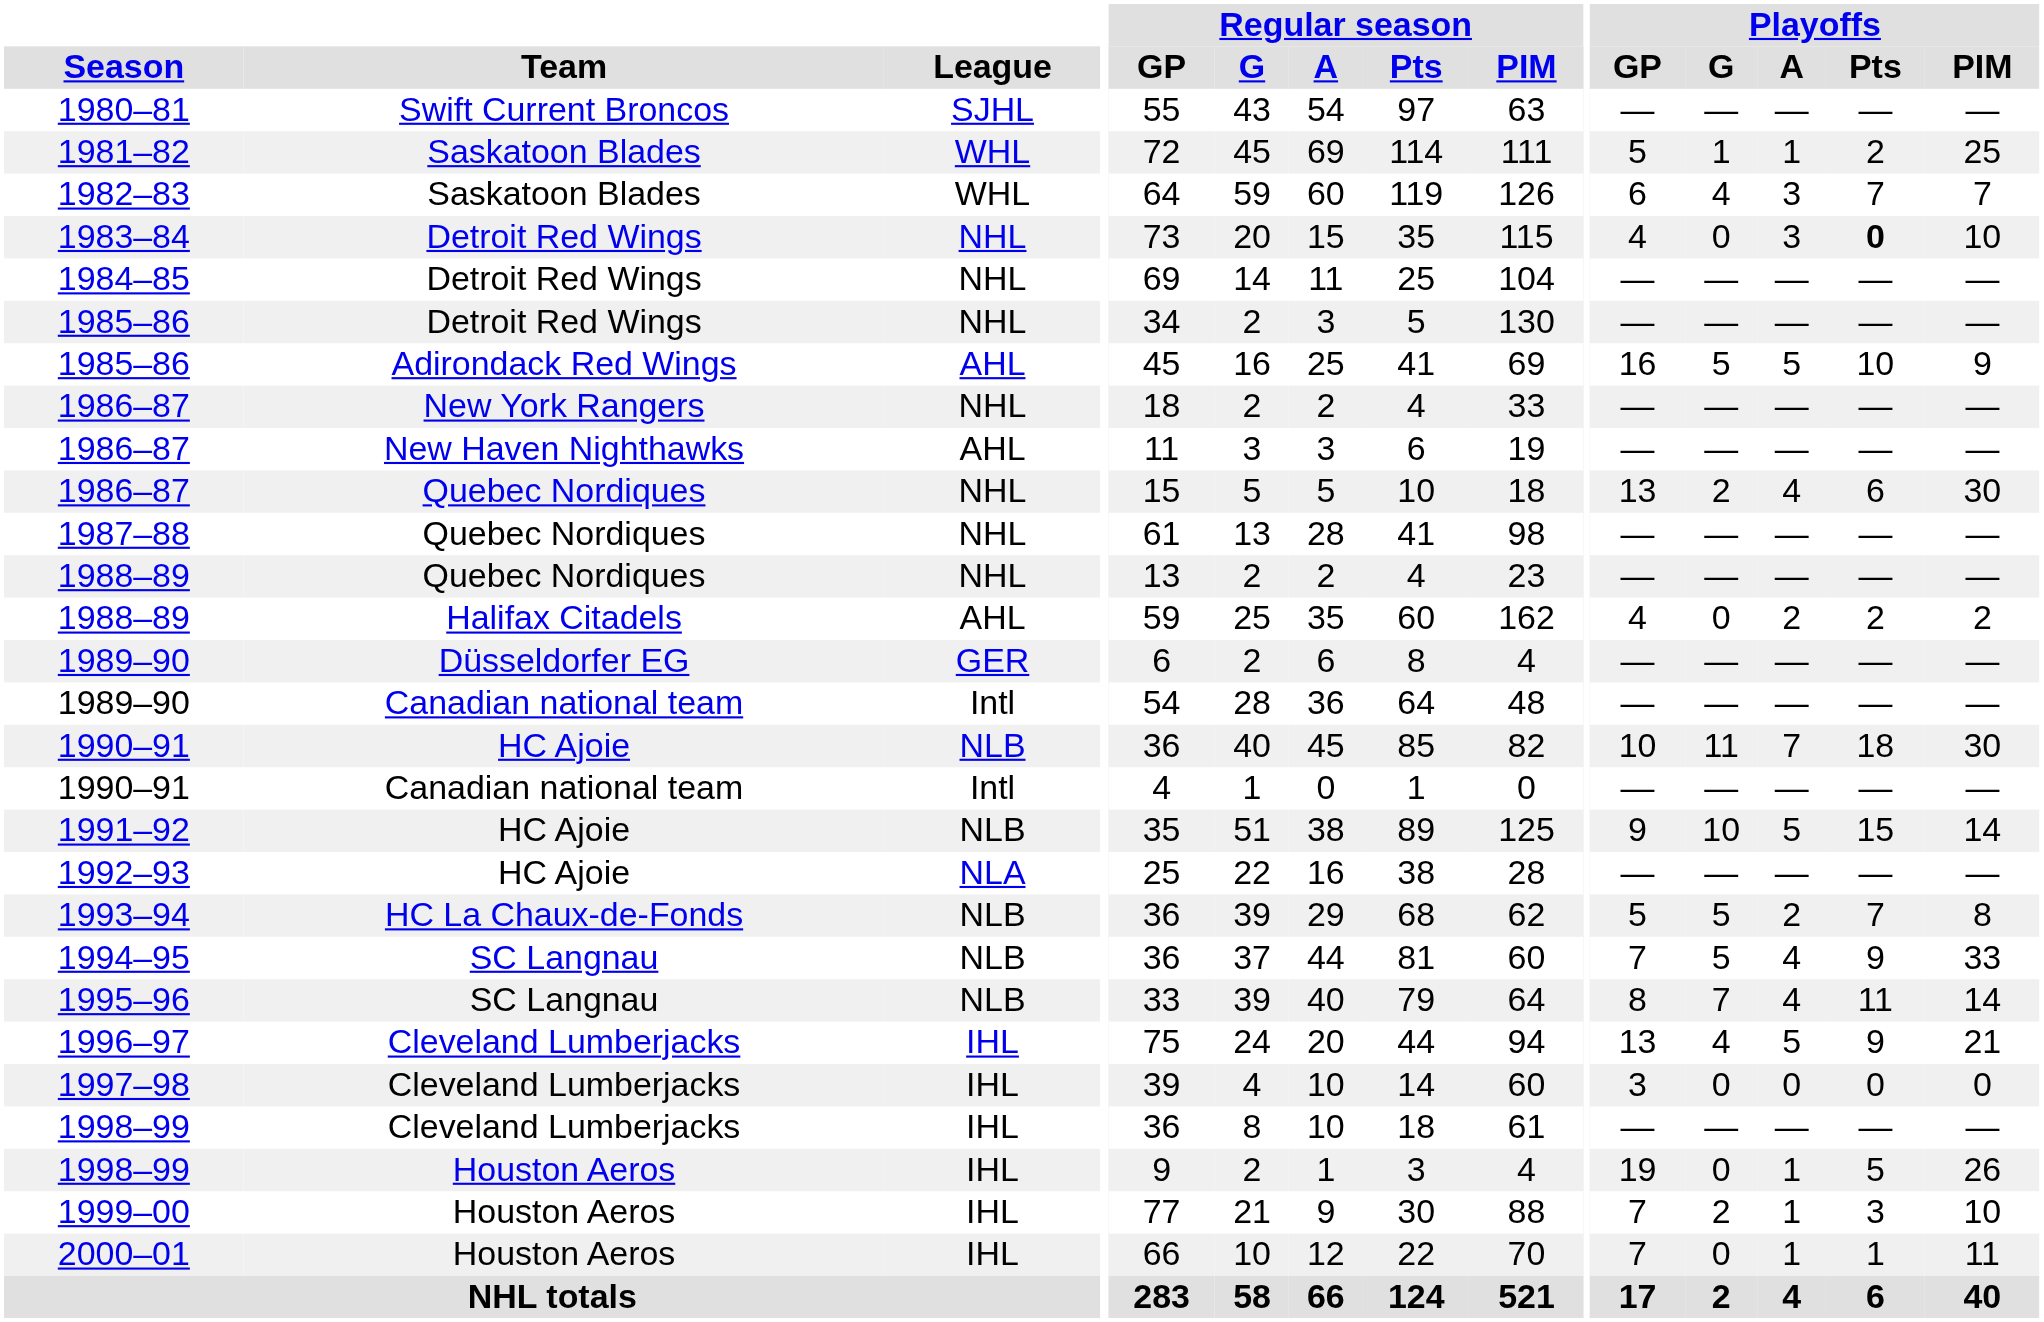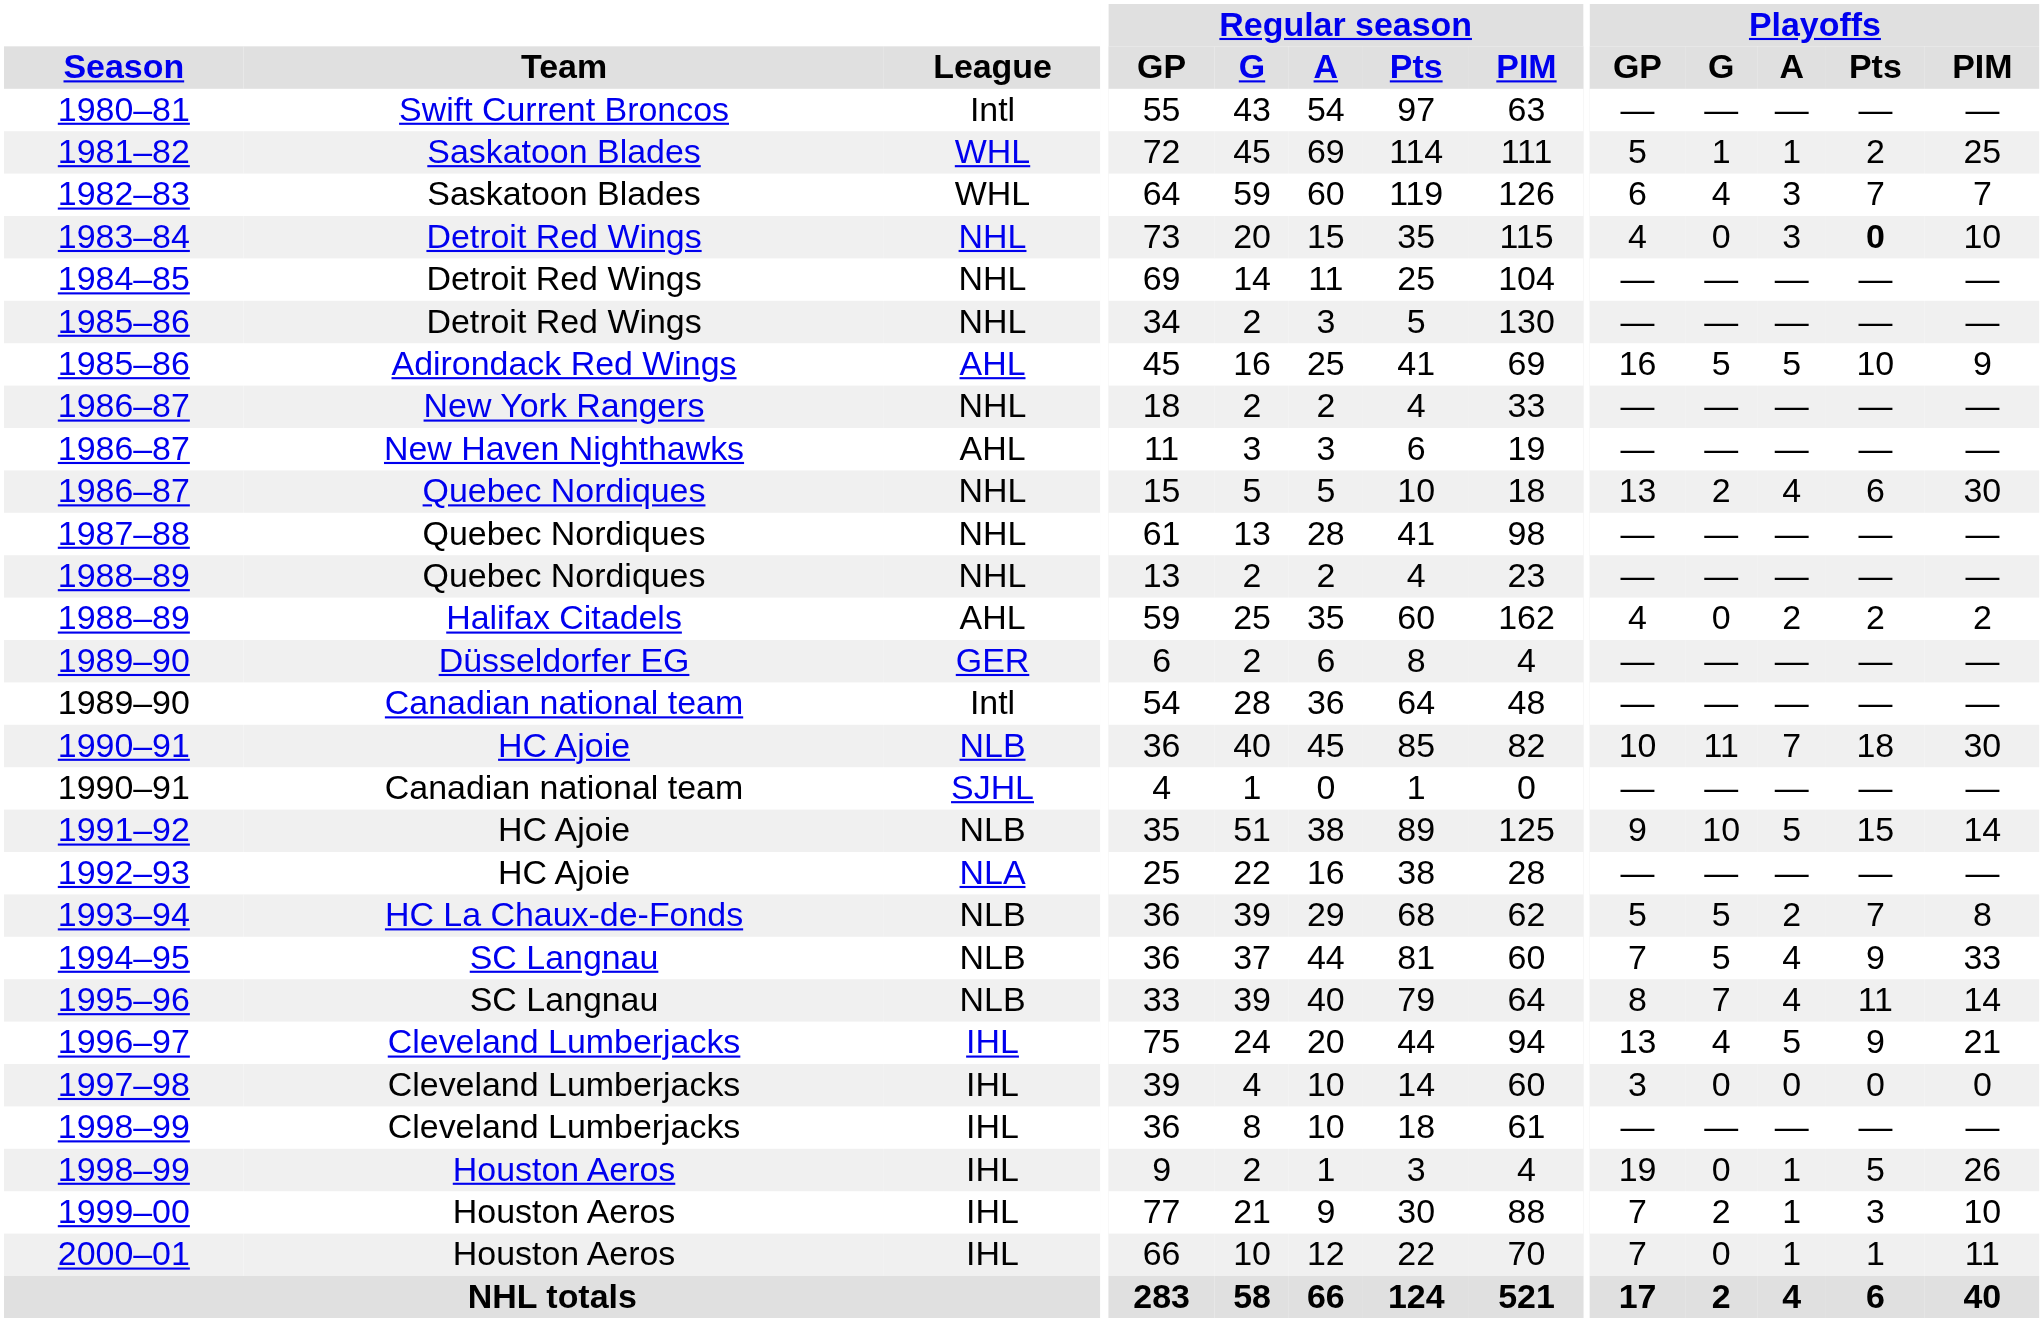(993, 109) SJHL -> (993, 109) Intl
(993, 787) Intl -> (993, 787) SJHL
